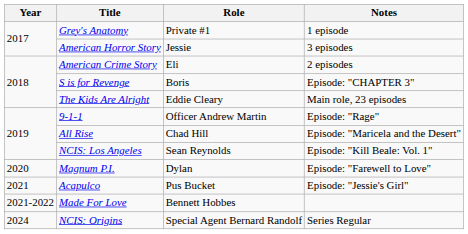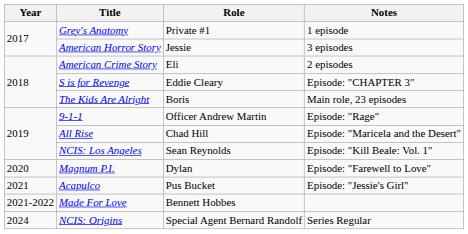(178, 82) Boris -> (194, 82) Eddie Cleary
(194, 99) Eddie Cleary -> (178, 99) Boris
